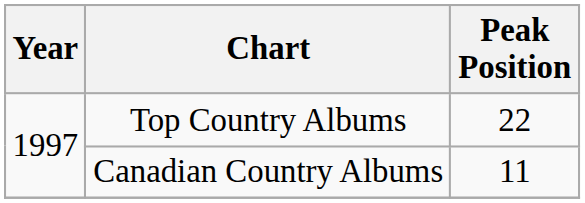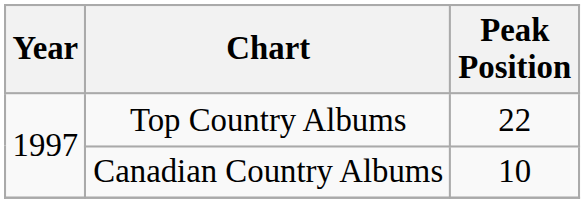(515, 171) 11 -> (515, 171) 10
